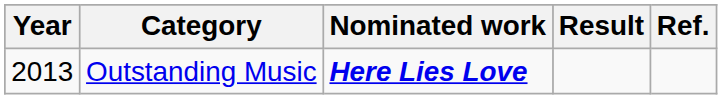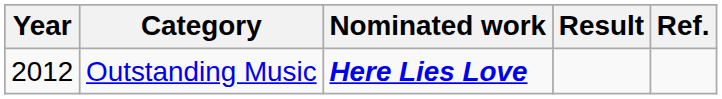(42, 70) 2013 -> (42, 70) 2012
